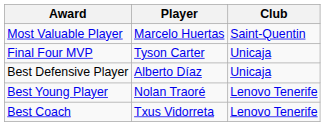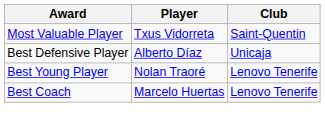(179, 33) Marcelo Huertas -> (174, 33) Txus Vidorreta
- row: (50, 53)
(174, 111) Txus Vidorreta -> (179, 92) Marcelo Huertas
